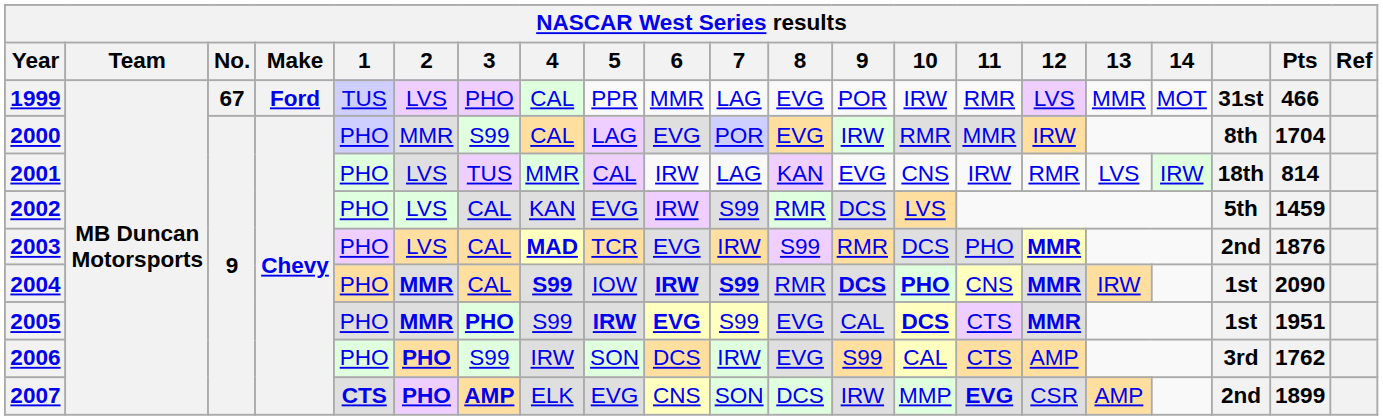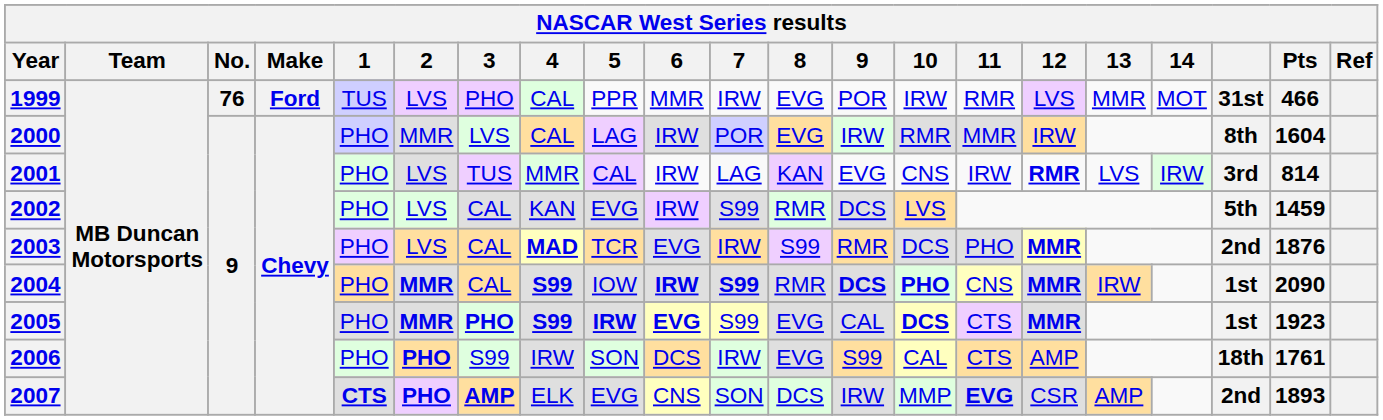(232, 98) 67 -> (232, 98) 76
(739, 98) LAG -> (739, 98) IRW
(489, 135) S99 -> (489, 135) LVS
(677, 135) EVG -> (677, 135) IRW
(1300, 135) 1704 -> (1300, 135) 1604
(1054, 172) normal -> (1054, 172) bold
(1241, 172) 18th -> (1241, 172) 3rd
(552, 321) normal -> (552, 321) bold
(1300, 321) 1951 -> (1300, 321) 1923
(1241, 358) 3rd -> (1241, 358) 18th
(1300, 358) 1762 -> (1300, 358) 1761
(1300, 395) 1899 -> (1300, 395) 1893
